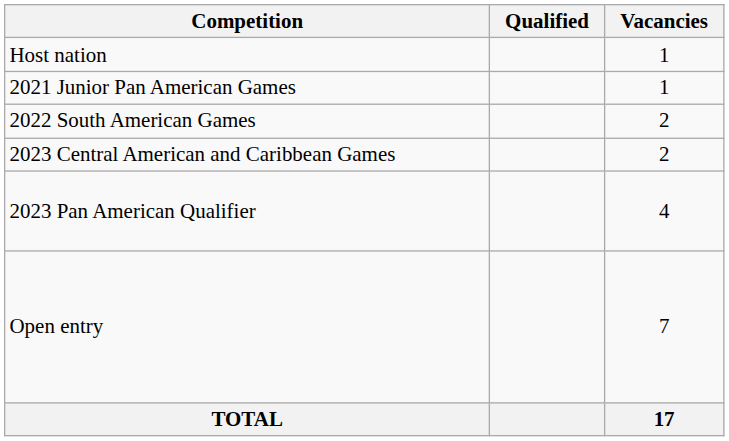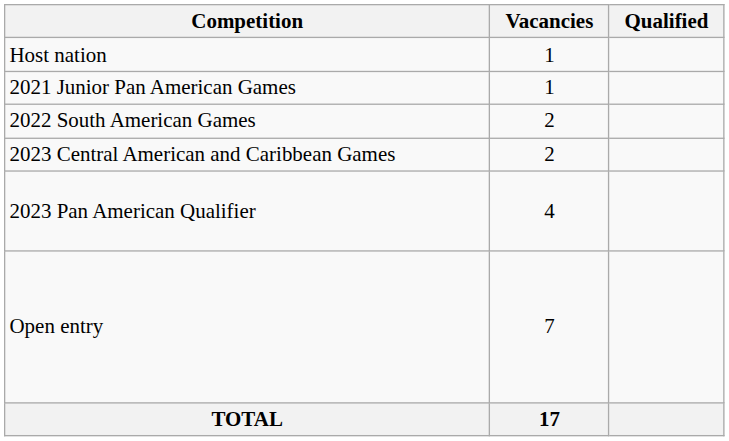columns swapped: (664, 21) <-> (547, 21)
